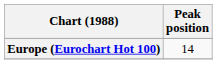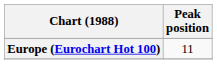(188, 48) 14 -> (188, 48) 11
